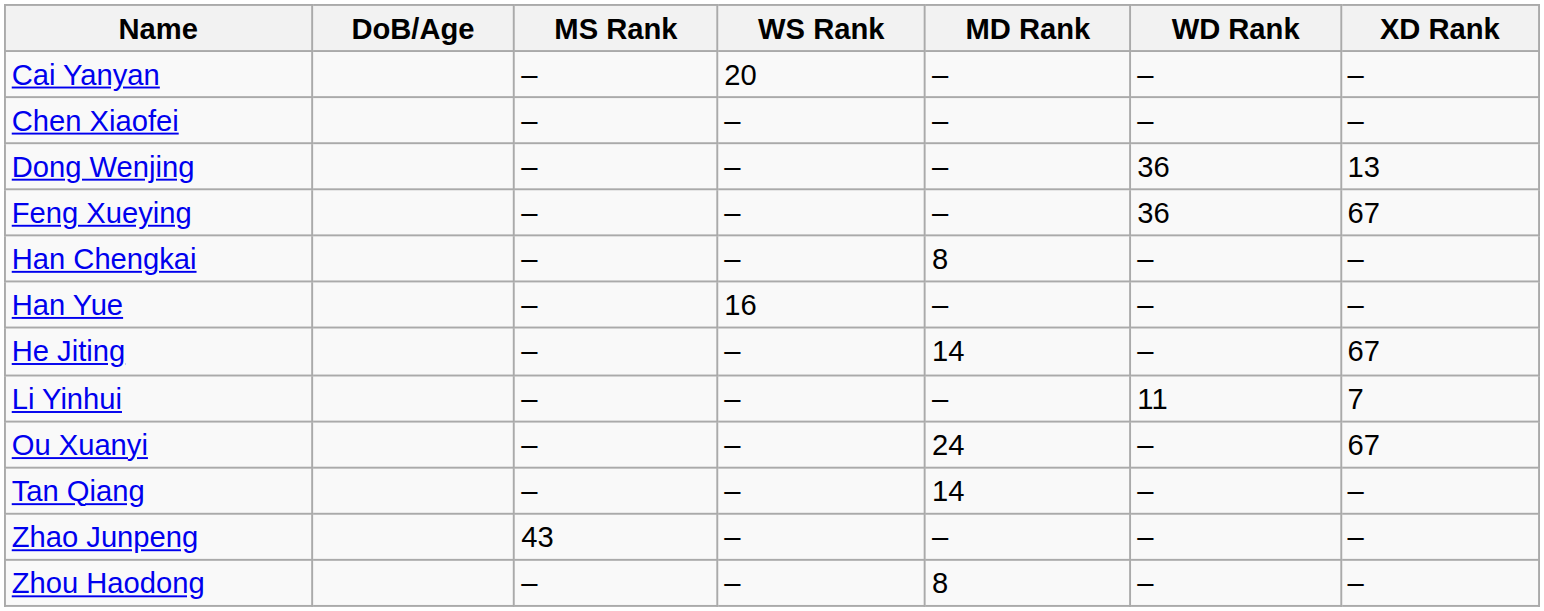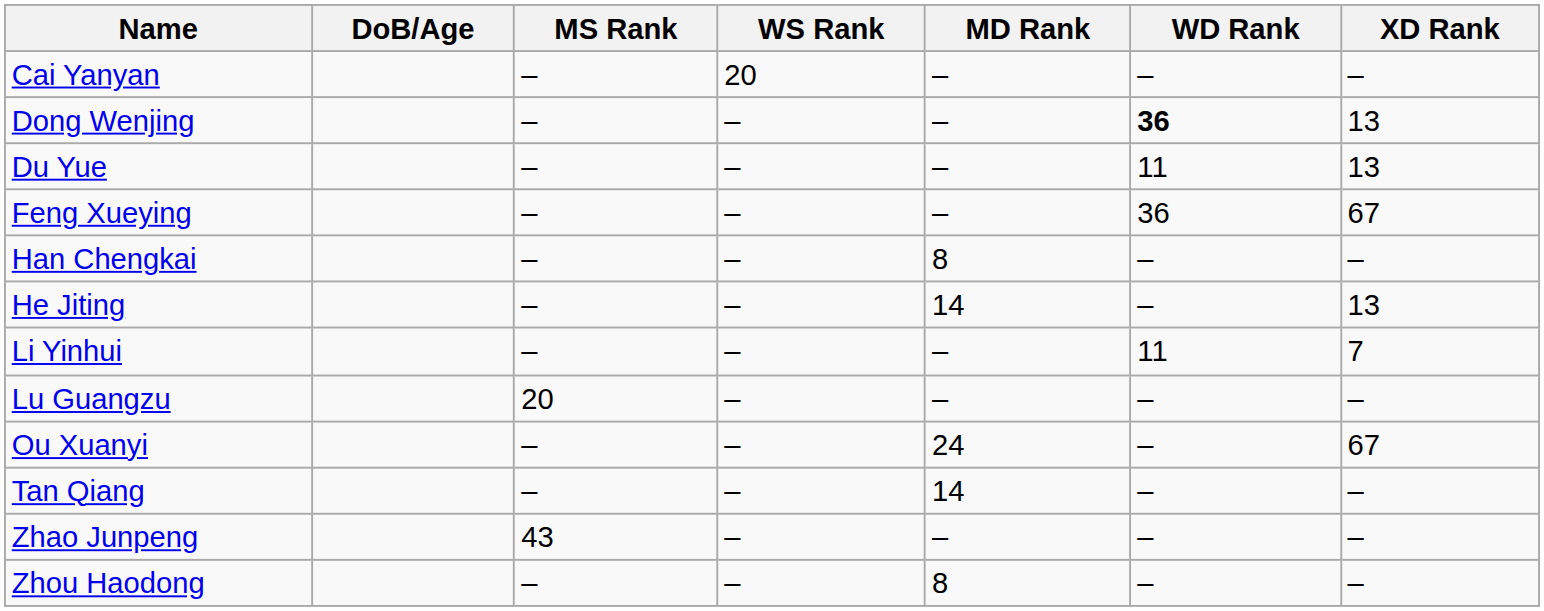- row: (95, 121)
(1154, 167) normal -> (1154, 121) bold
+ row: (59, 167)
- row: (67, 305)
(1364, 352) 67 -> (1364, 305) 13
+ row: (91, 398)
